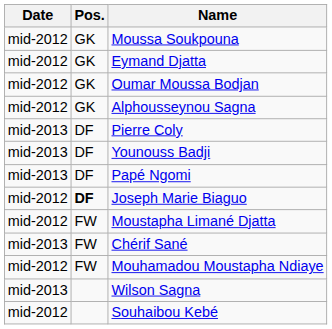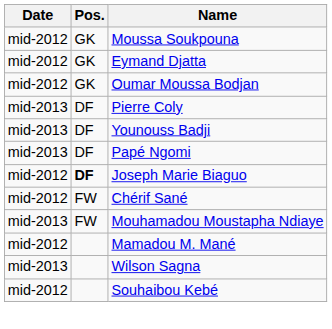- row: (184, 107)
- row: (194, 221)
(38, 244) mid-2013 -> (38, 198) mid-2012
(38, 267) mid-2012 -> (38, 221) mid-2013
+ row: (174, 244)
